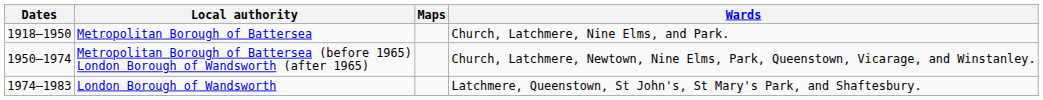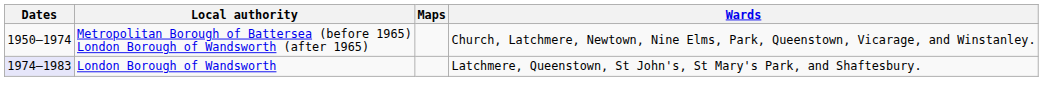- row: (195, 33)
(39, 86) no background -> (39, 66) lavender background
